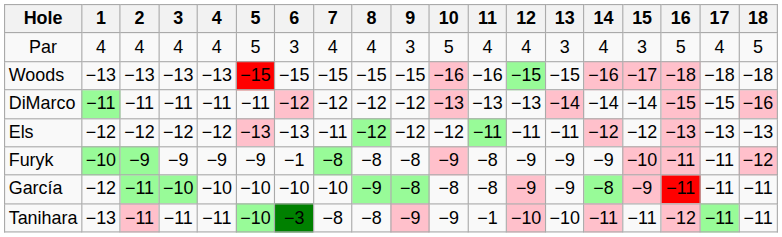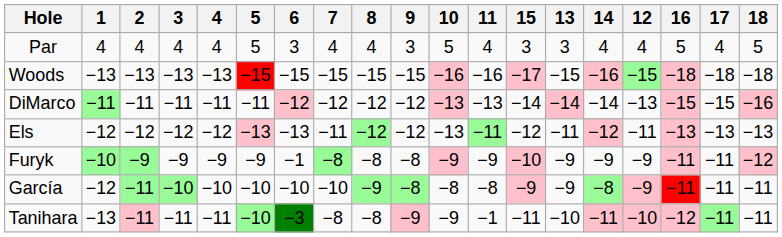columns swapped: (526, 18) <-> (642, 18)
(449, 132) −12 -> (449, 132) −13
(487, 160) −8 -> (487, 160) −9
